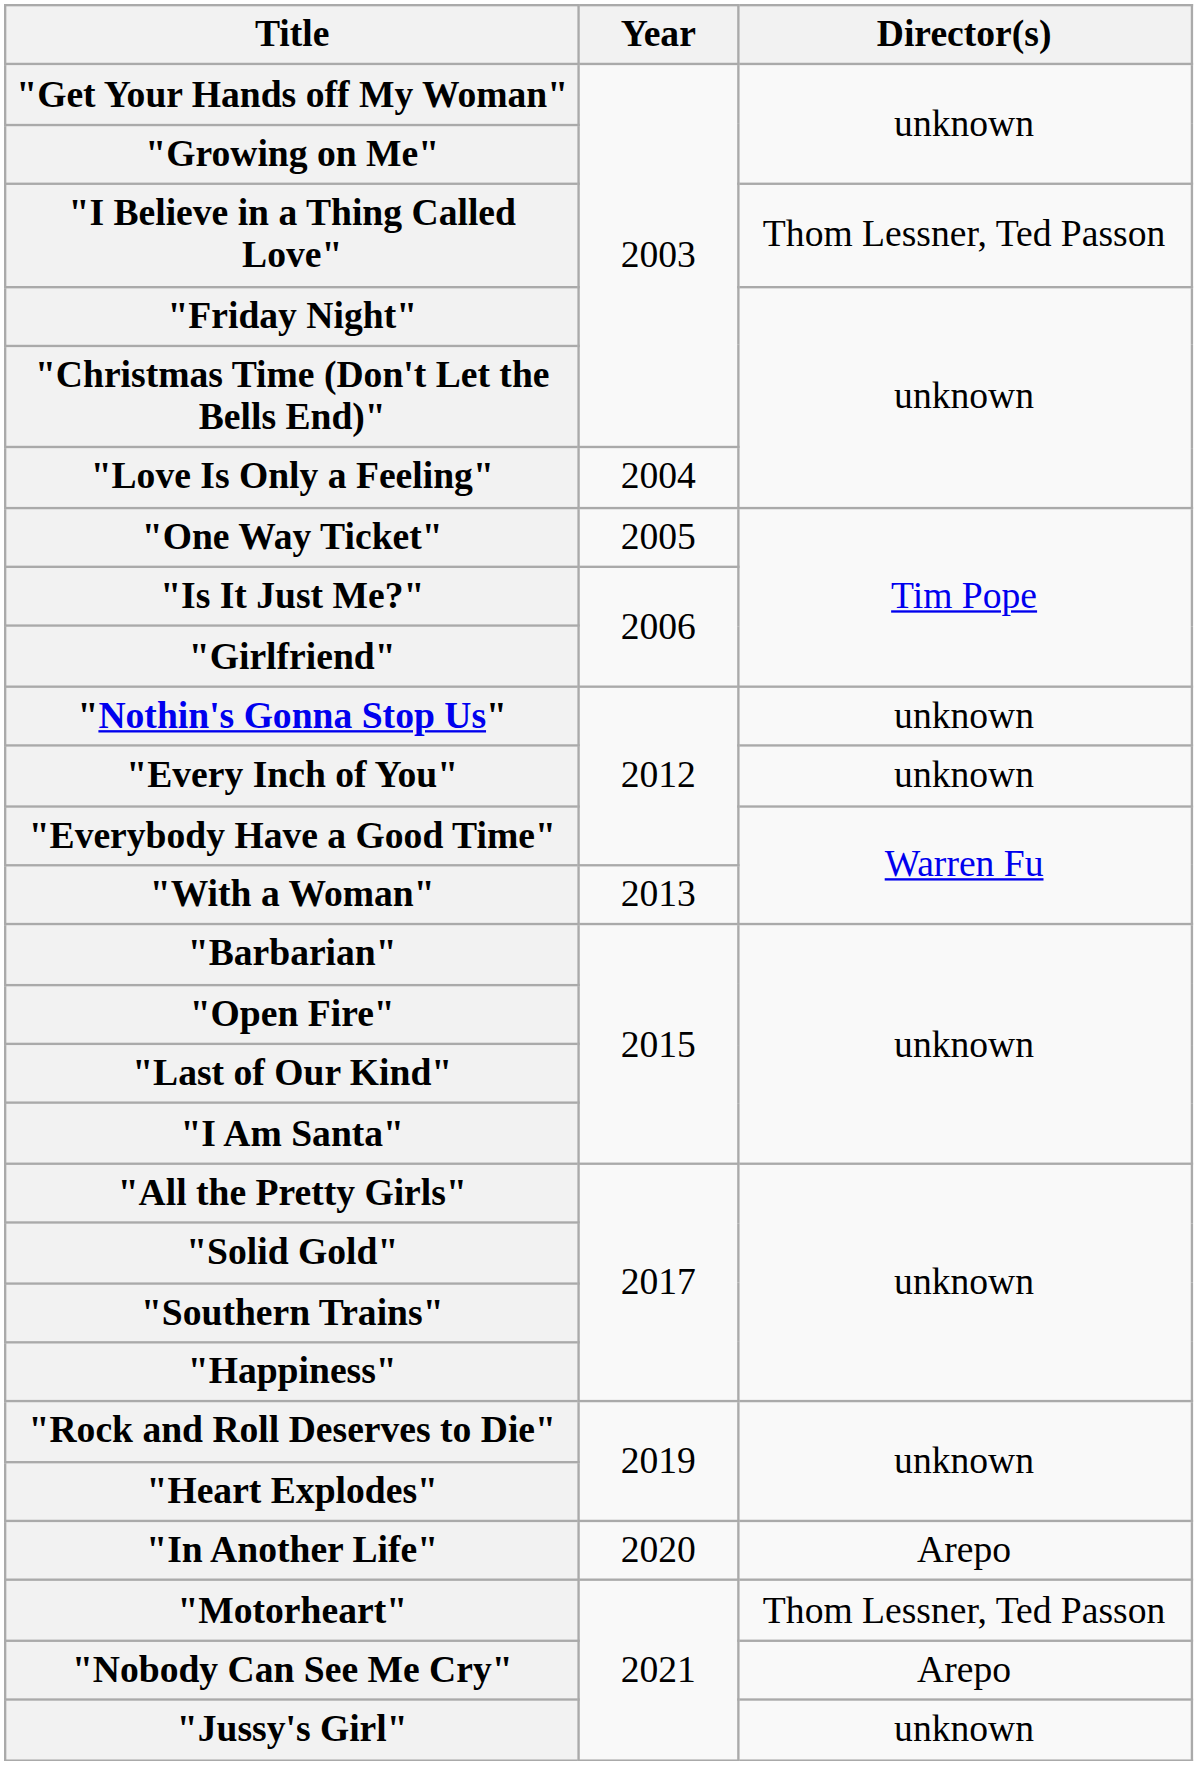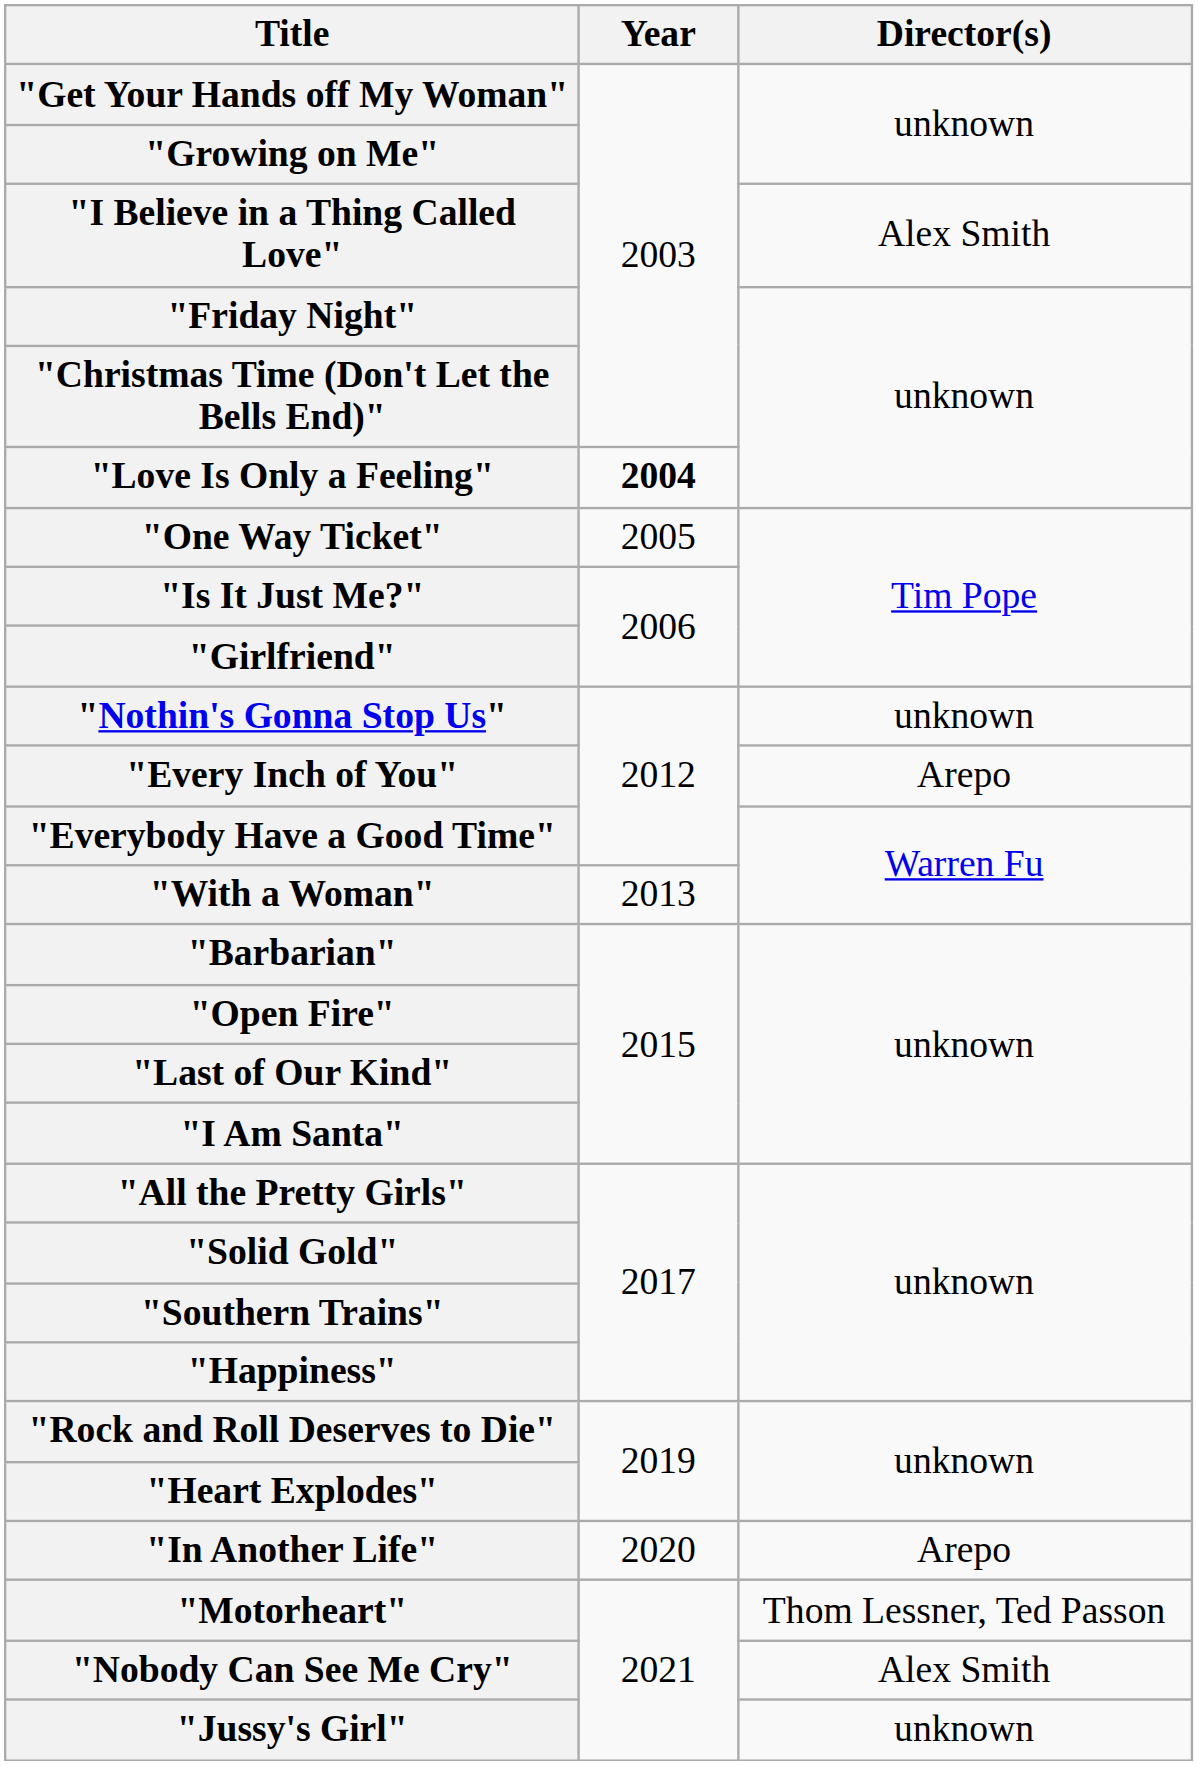(964, 234) Thom Lessner, Ted Passon -> (964, 234) Alex Smith
(658, 476) normal -> (658, 476) bold
(964, 774) unknown -> (964, 774) Arepo
(964, 1669) Arepo -> (964, 1669) Alex Smith
